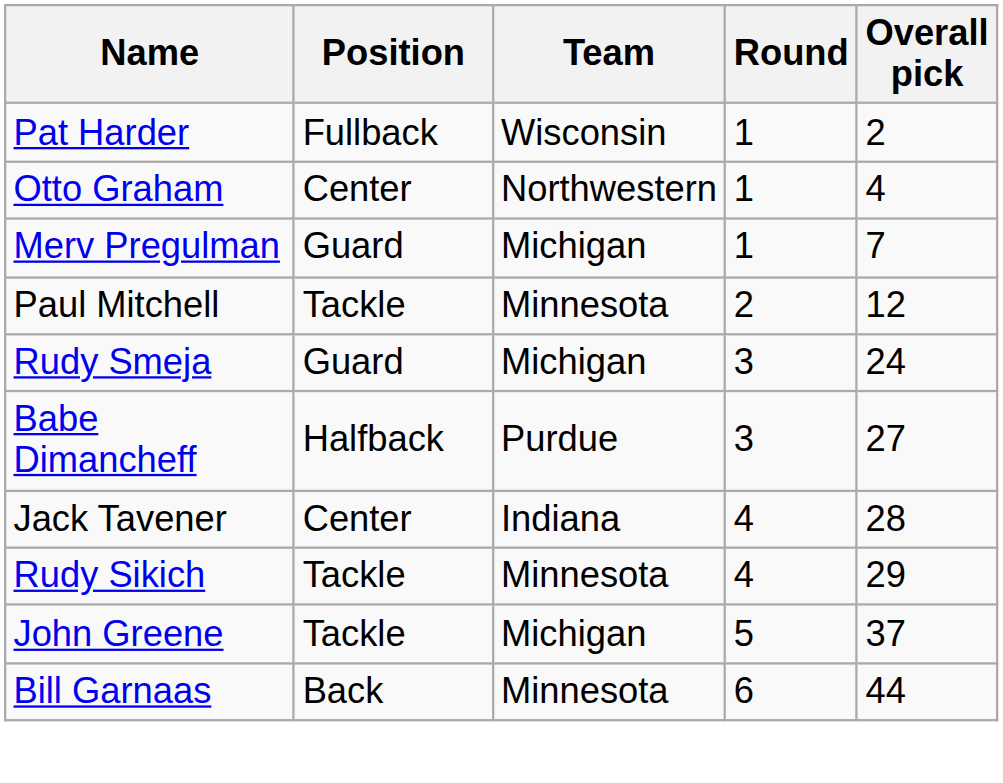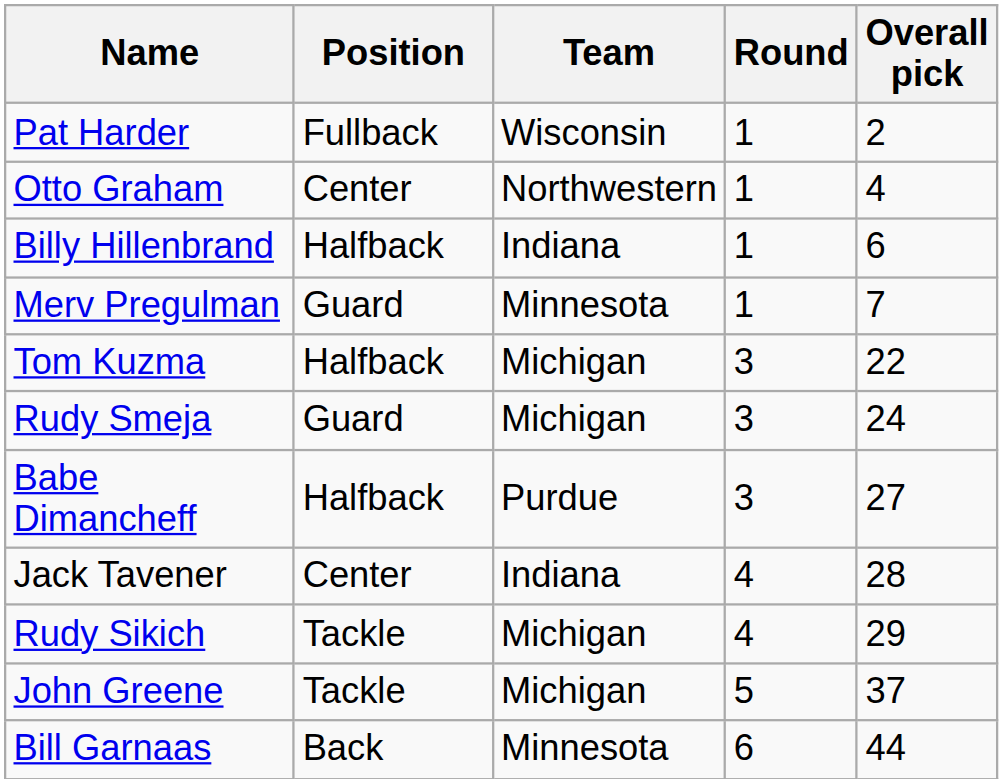+ row: (144, 246)
(574, 246) Michigan -> (585, 304) Minnesota
- row: (116, 304)
+ row: (109, 362)
(585, 575) Minnesota -> (574, 633) Michigan
